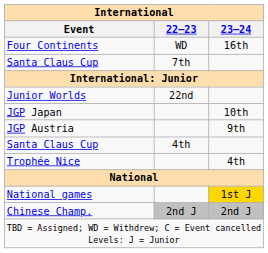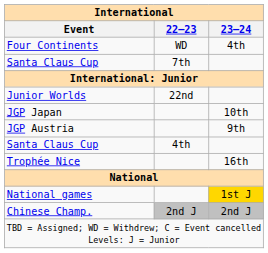(236, 46) 16th -> (236, 46) 4th
(236, 161) 4th -> (236, 161) 16th
